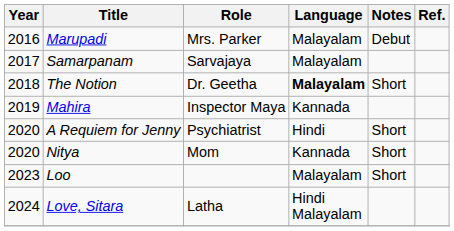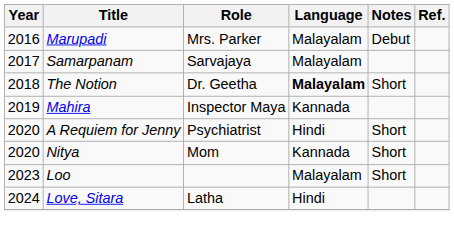(327, 206) Hindi Malayalam -> (309, 198) Hindi
